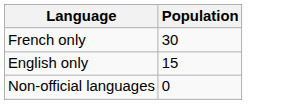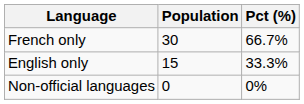+ column: (271, 16)
